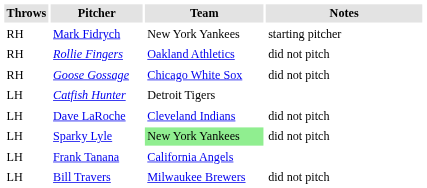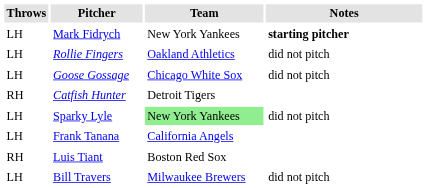(15, 34) RH -> (15, 34) LH
(305, 34) normal -> (308, 34) bold
(15, 54) RH -> (15, 54) LH
(15, 75) RH -> (15, 75) LH
(15, 95) LH -> (15, 95) RH
- row: (89, 116)
+ row: (78, 157)
